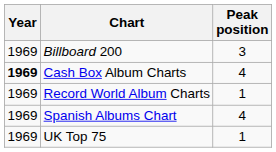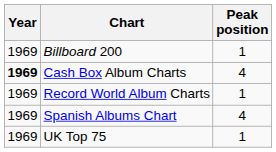(242, 51) 3 -> (242, 51) 1
